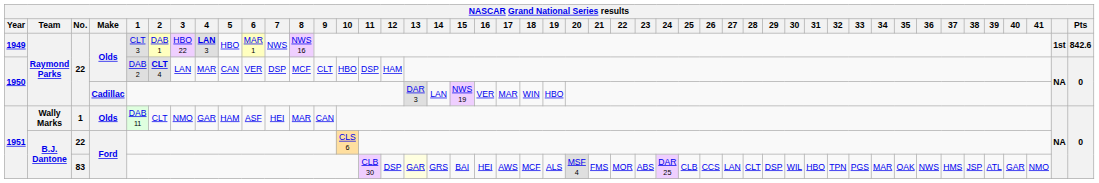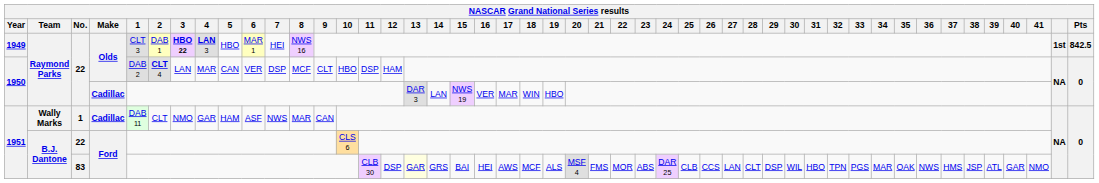(183, 45) normal -> (183, 45) bold
(277, 45) NWS -> (277, 45) HEI
(1081, 45) 842.6 -> (1081, 45) 842.5
(108, 118) Olds -> (108, 118) Cadillac
(277, 118) HEI -> (277, 118) NWS
